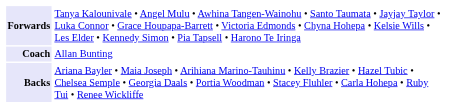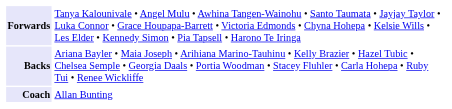rows swapped: (37, 82) <-> (36, 54)
